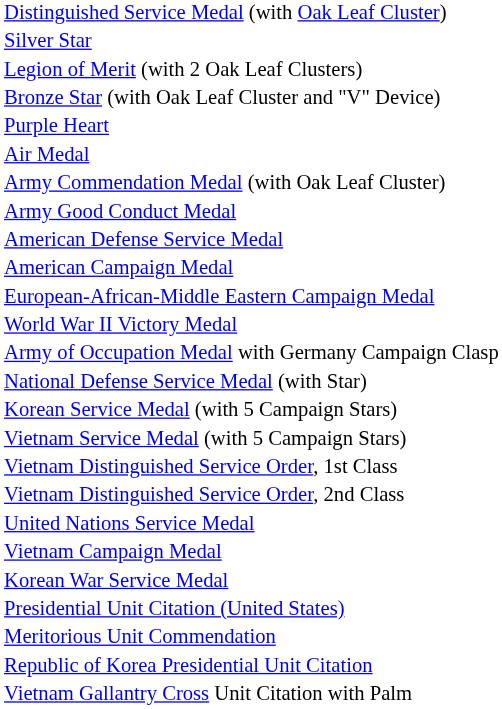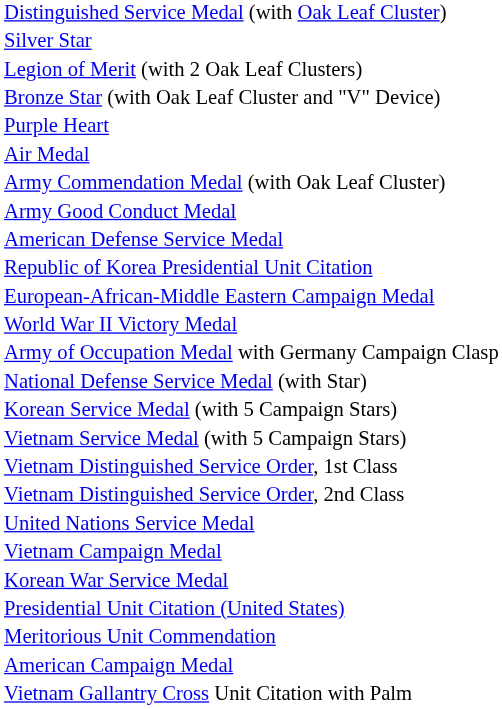rows swapped: (119, 267) <-> (188, 665)
